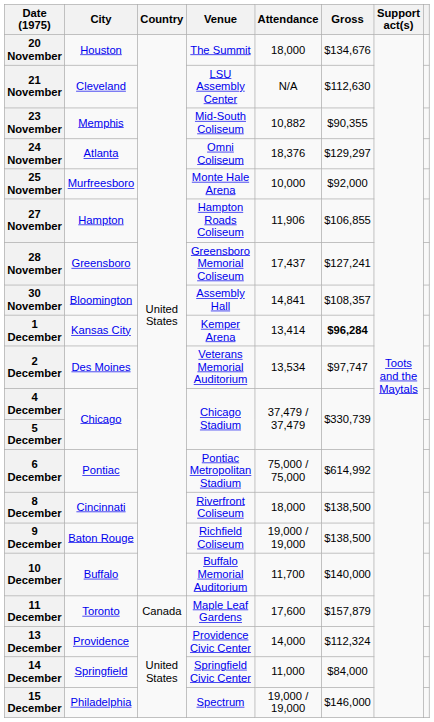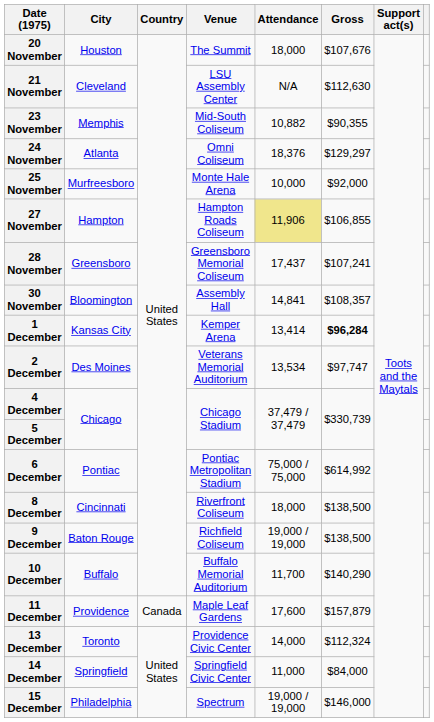(347, 50) $134,676 -> (347, 50) $107,676
(288, 220) no background -> (288, 220) khaki background
(347, 263) $127,241 -> (347, 263) $107,241
(347, 574) $140,000 -> (347, 574) $140,290
(101, 611) Toronto -> (101, 611) Providence
(101, 641) Providence -> (101, 641) Toronto
